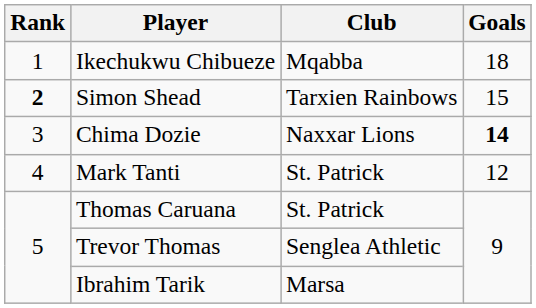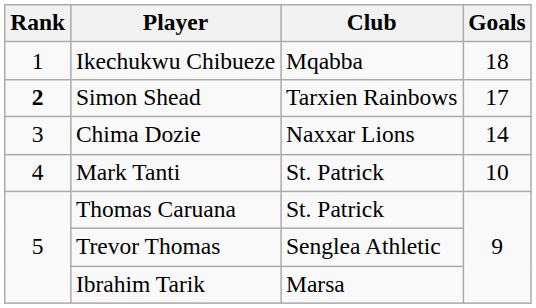(497, 97) 15 -> (497, 97) 17
(497, 135) bold -> (497, 135) normal
(497, 172) 12 -> (497, 172) 10
